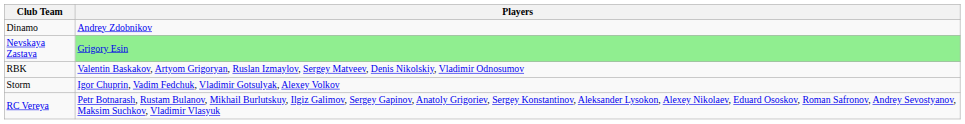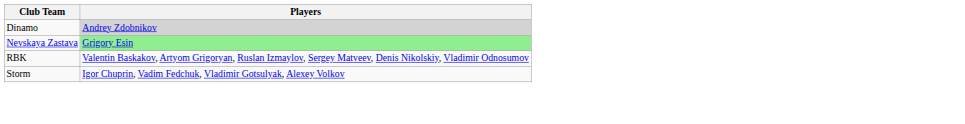(115, 27) no background -> (120, 27) lightgrey background
- row: (28, 106)
